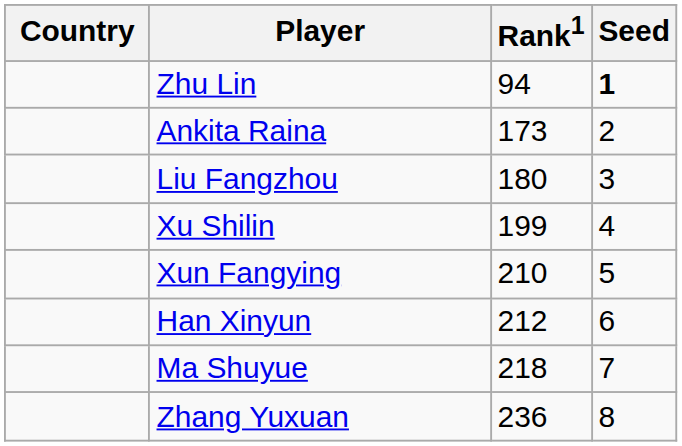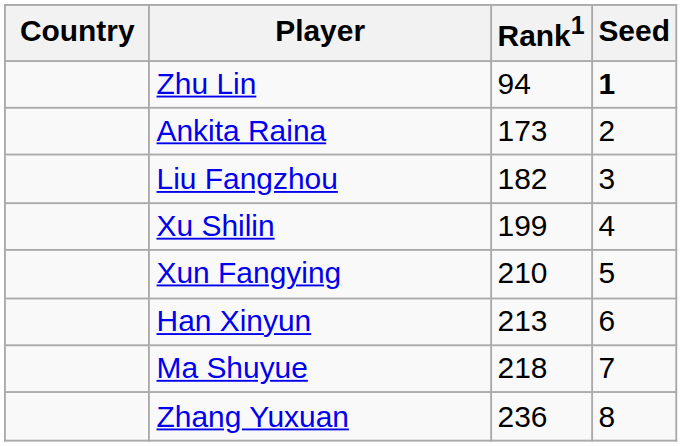(523, 178) 180 -> (523, 178) 182
(523, 321) 212 -> (523, 321) 213
